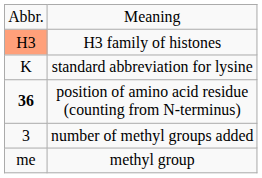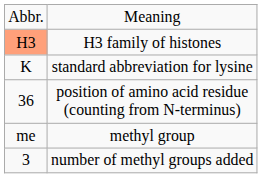(26, 101) bold -> (26, 101) normal
rows swapped: (152, 160) <-> (152, 135)
